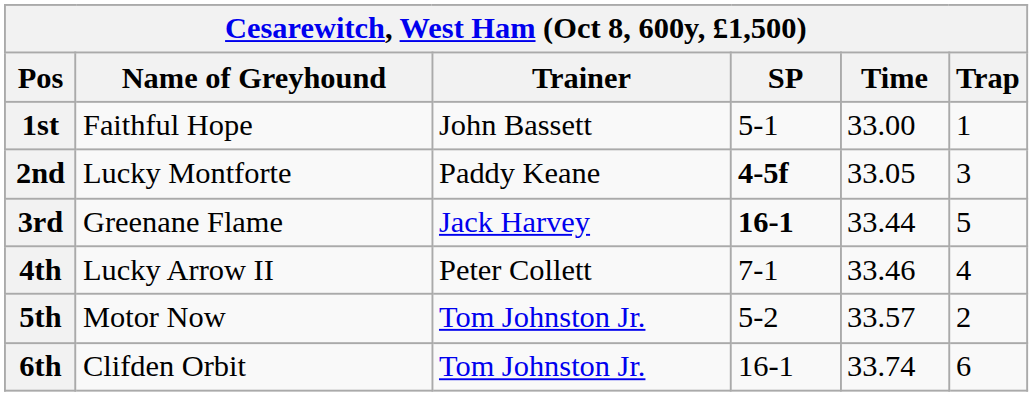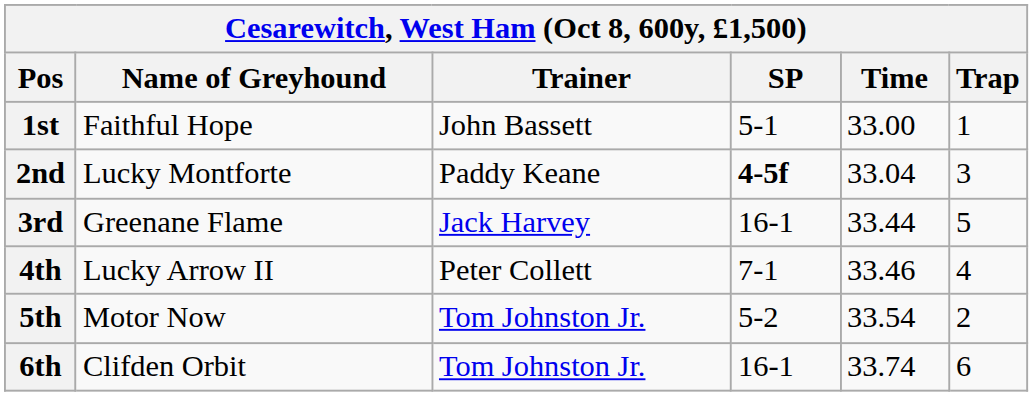(881, 173) 33.05 -> (881, 173) 33.04
(766, 221) bold -> (766, 221) normal
(881, 317) 33.57 -> (881, 317) 33.54
